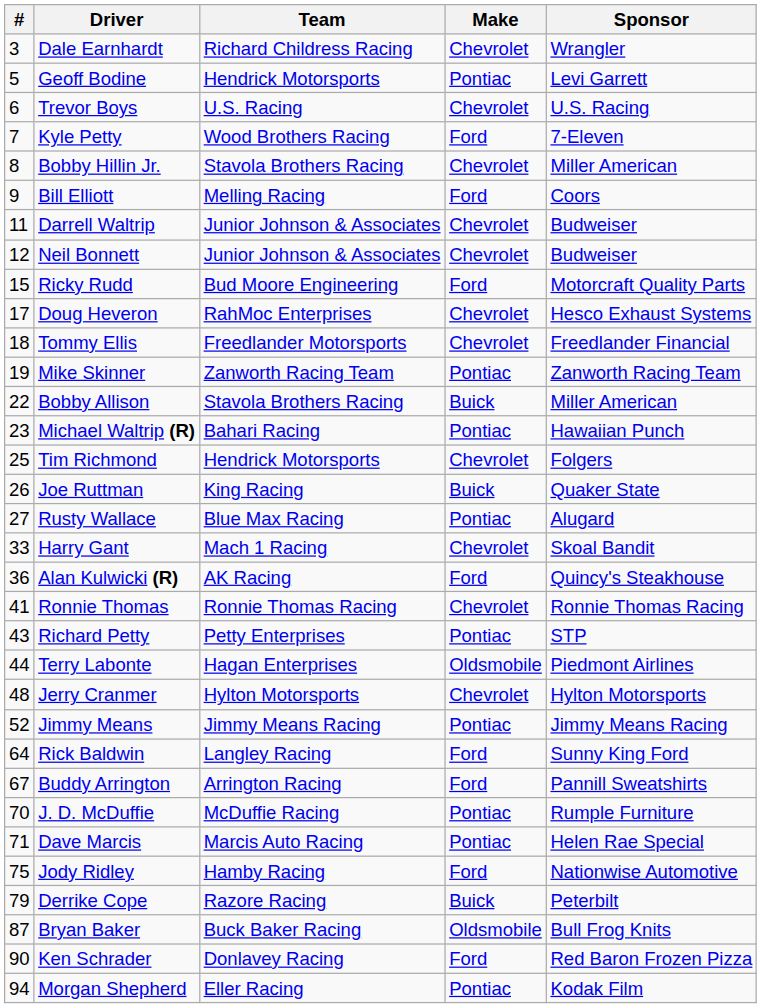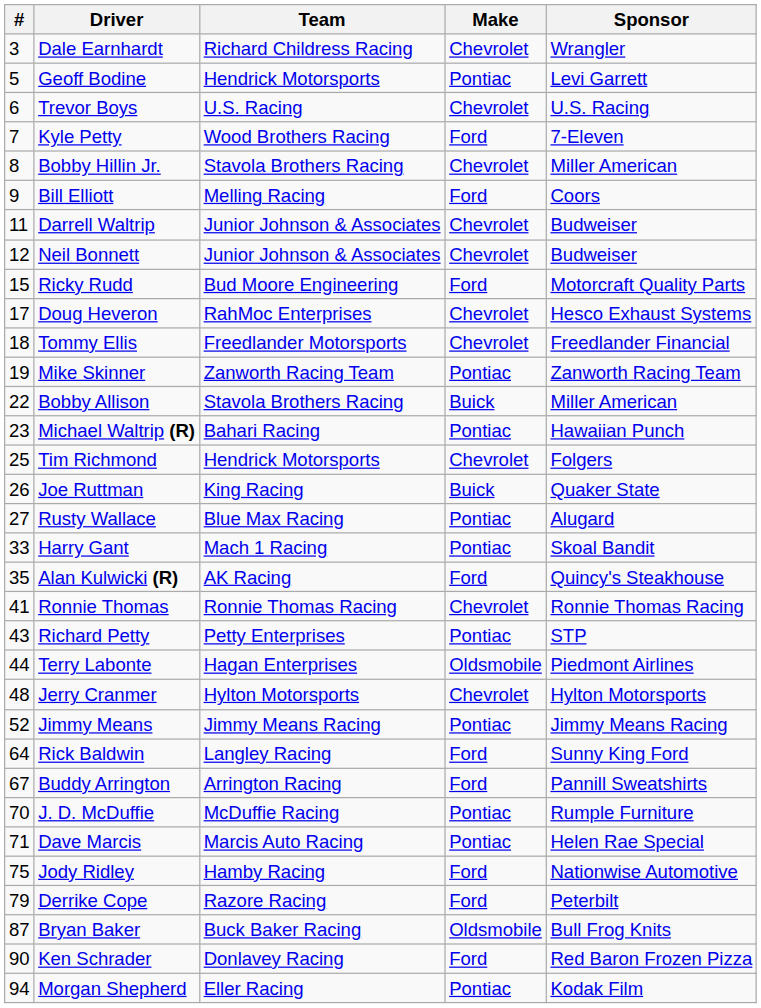(489, 548) Chevrolet -> (480, 548) Pontiac
(19, 577) 36 -> (19, 577) 35
(472, 900) Buick -> (468, 900) Ford
